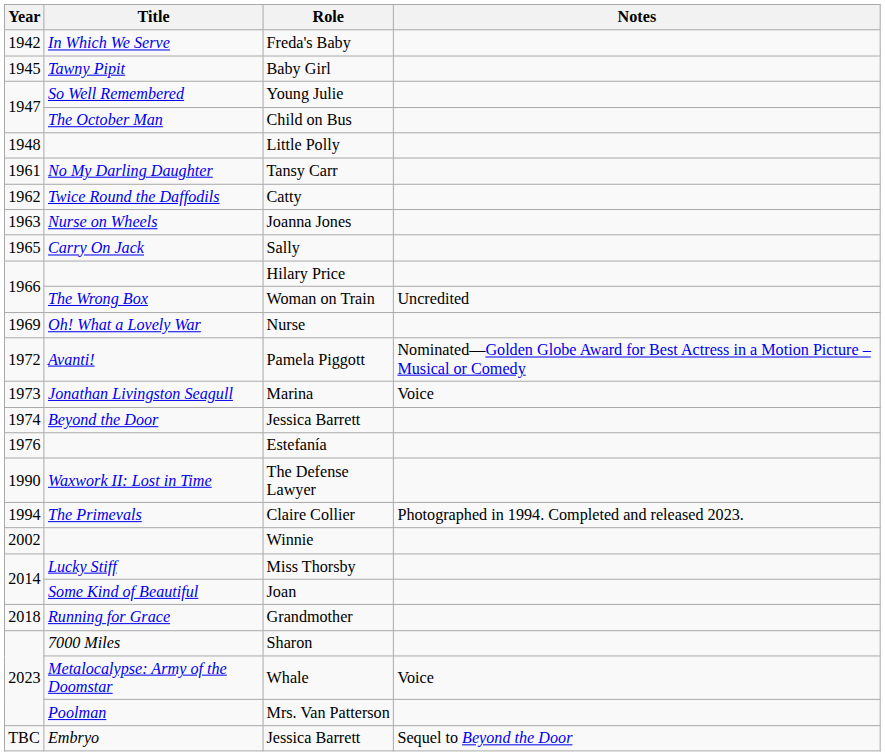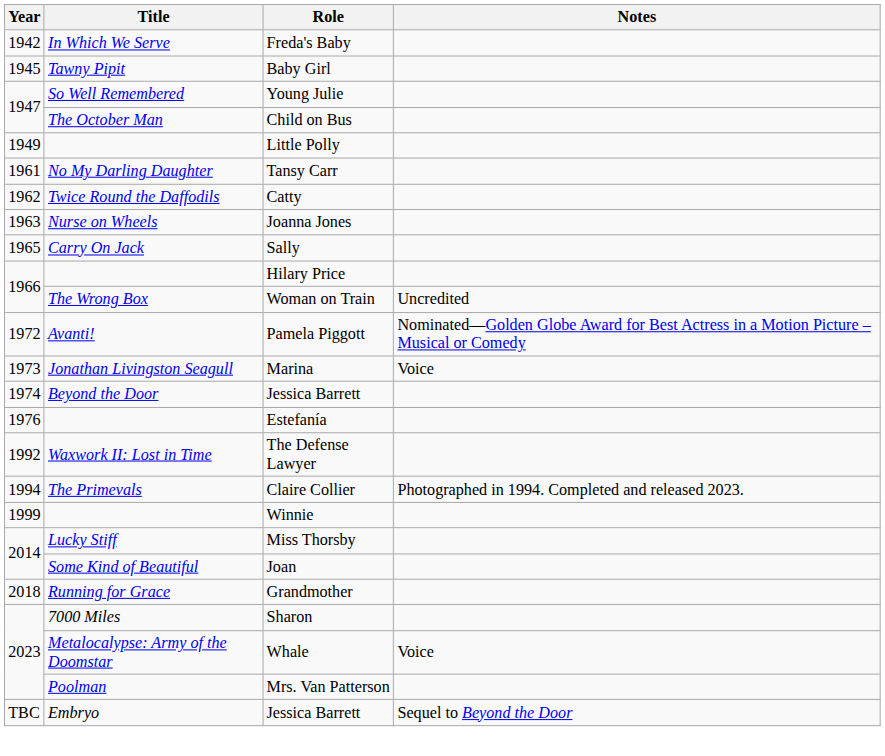(24, 145) 1948 -> (24, 145) 1949
- row: (124, 324)
(24, 480) 1990 -> (24, 454) 1992
(24, 540) 2002 -> (24, 514) 1999
